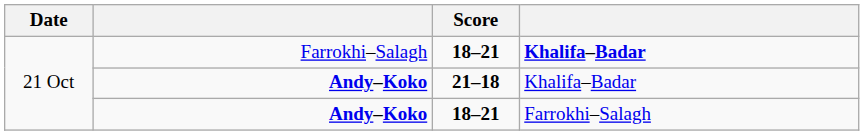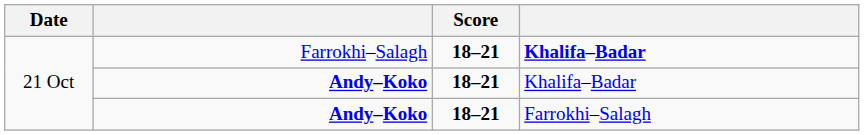(476, 83) 21–18 -> (476, 83) 18–21
